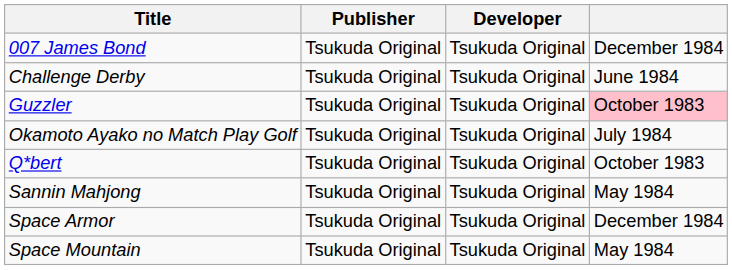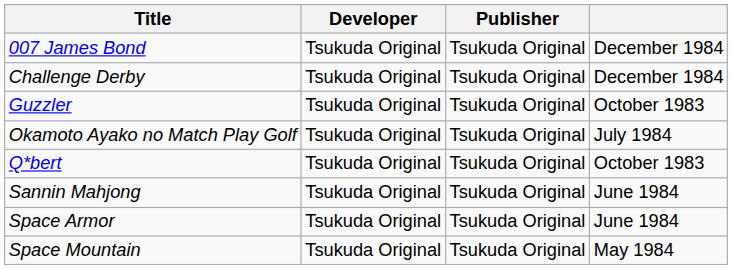columns swapped: (517, 18) <-> (373, 18)
(636, 76) June 1984 -> (659, 76) December 1984
(649, 105) pink background -> (649, 105) no background
(634, 192) May 1984 -> (636, 192) June 1984
(659, 221) December 1984 -> (636, 221) June 1984
